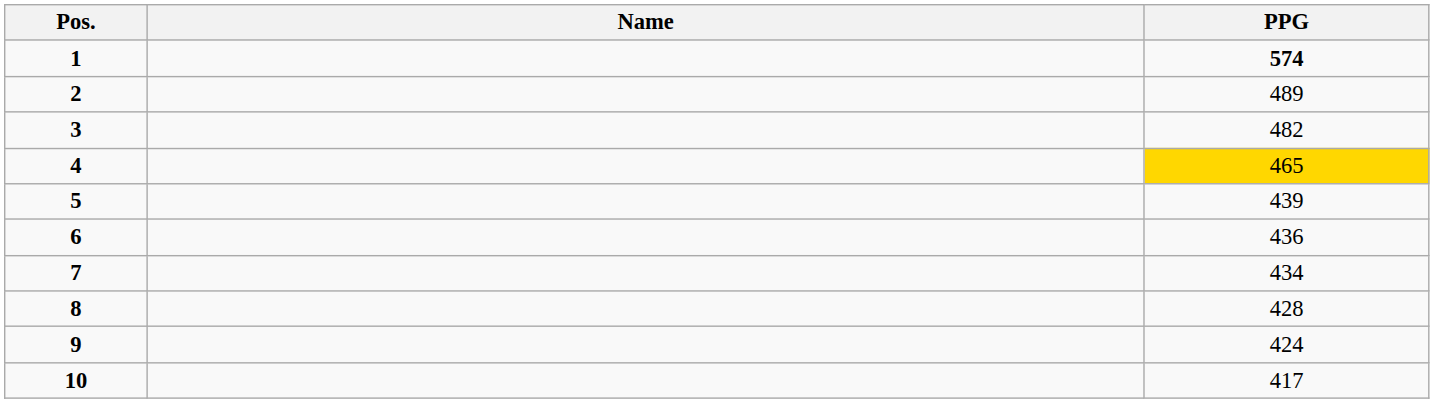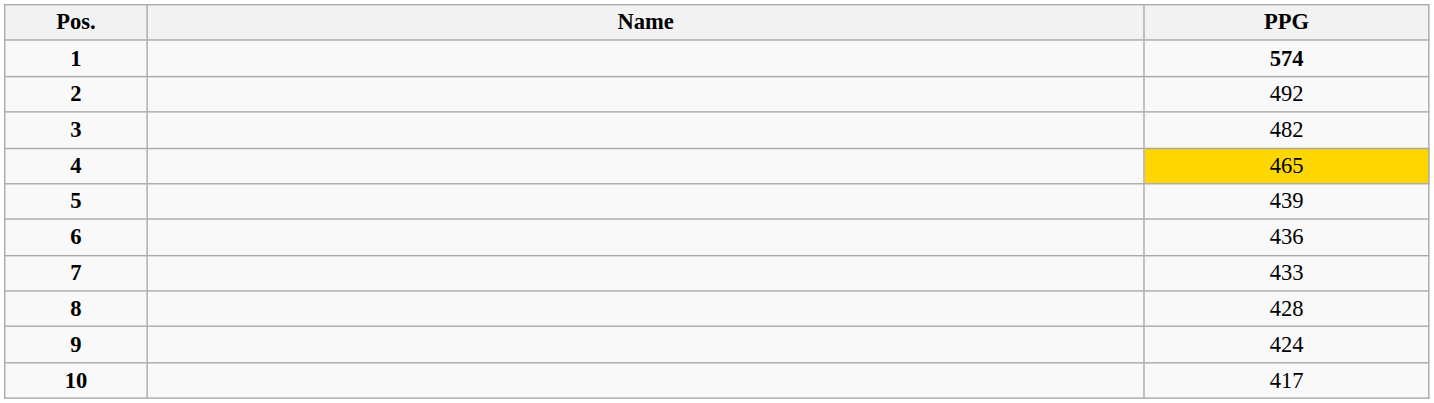(1287, 93) 489 -> (1287, 93) 492
(1287, 272) 434 -> (1287, 272) 433
